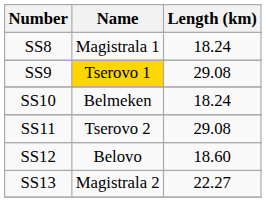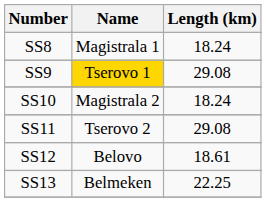(118, 101) Belmeken -> (118, 101) Magistrala 2
(212, 156) 18.60 -> (212, 156) 18.61
(118, 183) Magistrala 2 -> (118, 183) Belmeken
(212, 183) 22.27 -> (212, 183) 22.25
